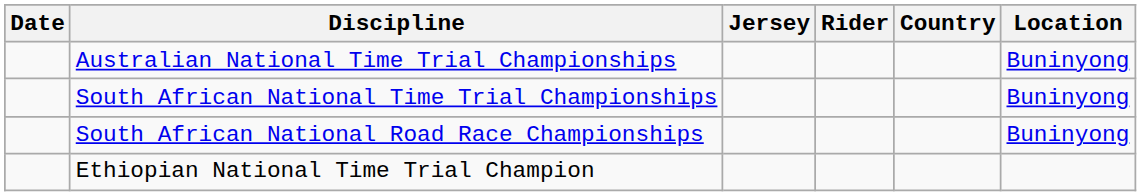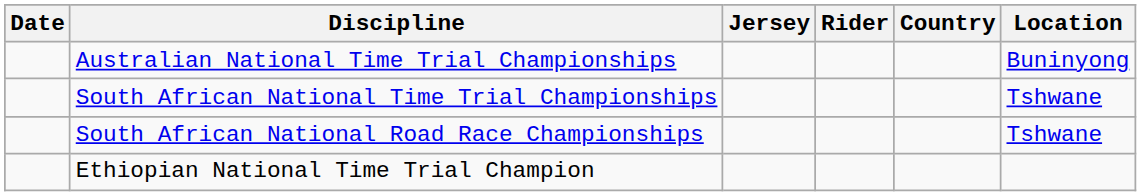(1068, 98) Buninyong -> (1054, 98) Tshwane
(1068, 135) Buninyong -> (1054, 135) Tshwane
